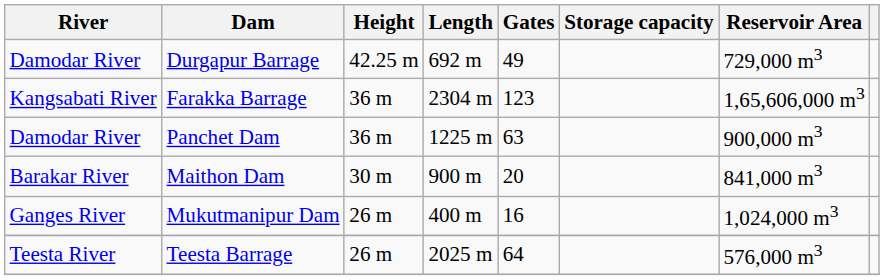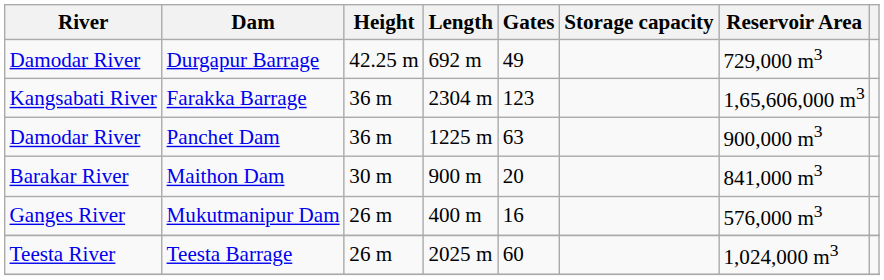(781, 215) 1,024,000 m3 -> (773, 215) 576,000 m3
(513, 254) 64 -> (513, 254) 60
(773, 254) 576,000 m3 -> (781, 254) 1,024,000 m3
